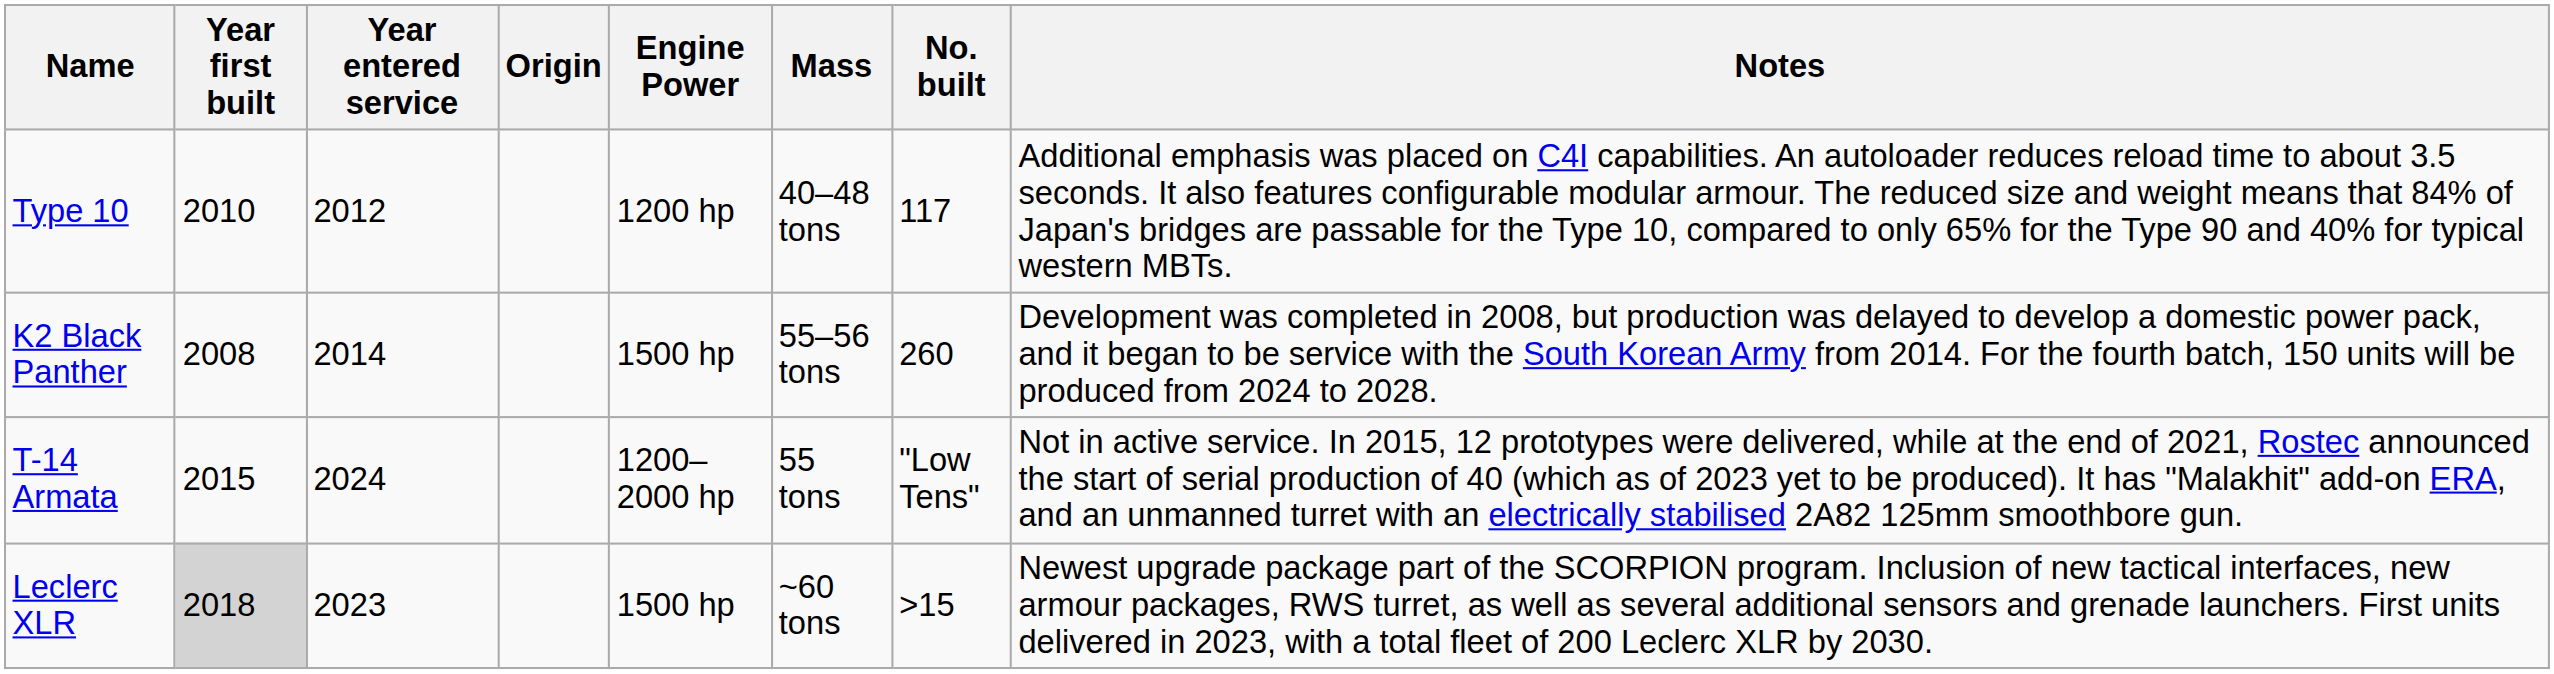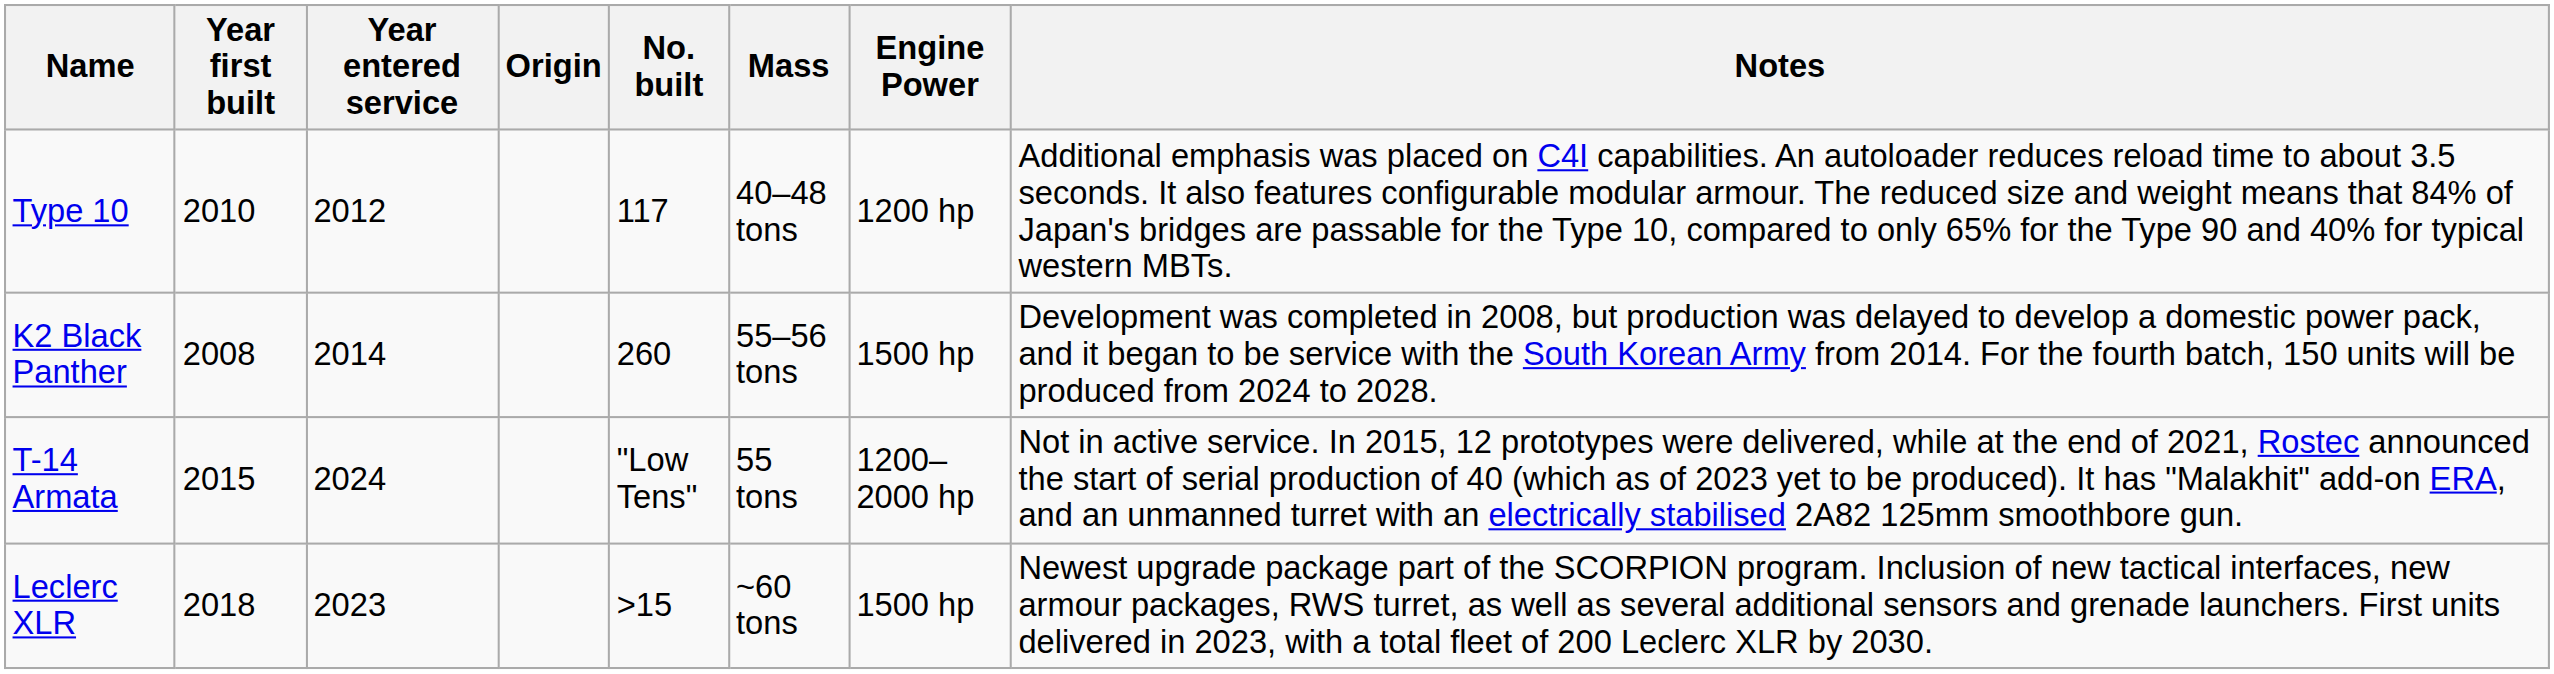columns swapped: (951, 67) <-> (690, 67)
(219, 604) lightgrey background -> (219, 604) no background
